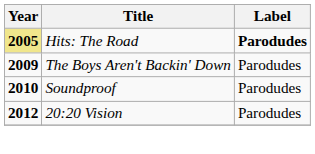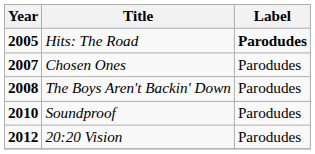(23, 40) khaki background -> (23, 40) no background
+ row: (86, 64)
(23, 64) 2009 -> (23, 88) 2008
